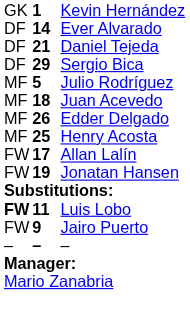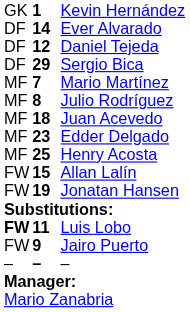(41, 46) 21 -> (41, 46) 12
+ row: (115, 82)
(37, 82) 5 -> (37, 100) 8
(41, 119) 26 -> (41, 137) 23
(41, 155) 17 -> (41, 173) 15
